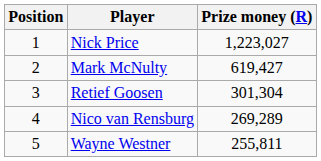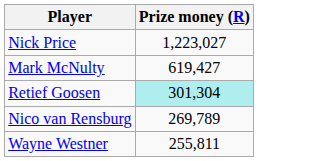- column: (36, 17)
(257, 93) no background -> (194, 93) paleturquoise background
(257, 118) 269,289 -> (194, 118) 269,789
